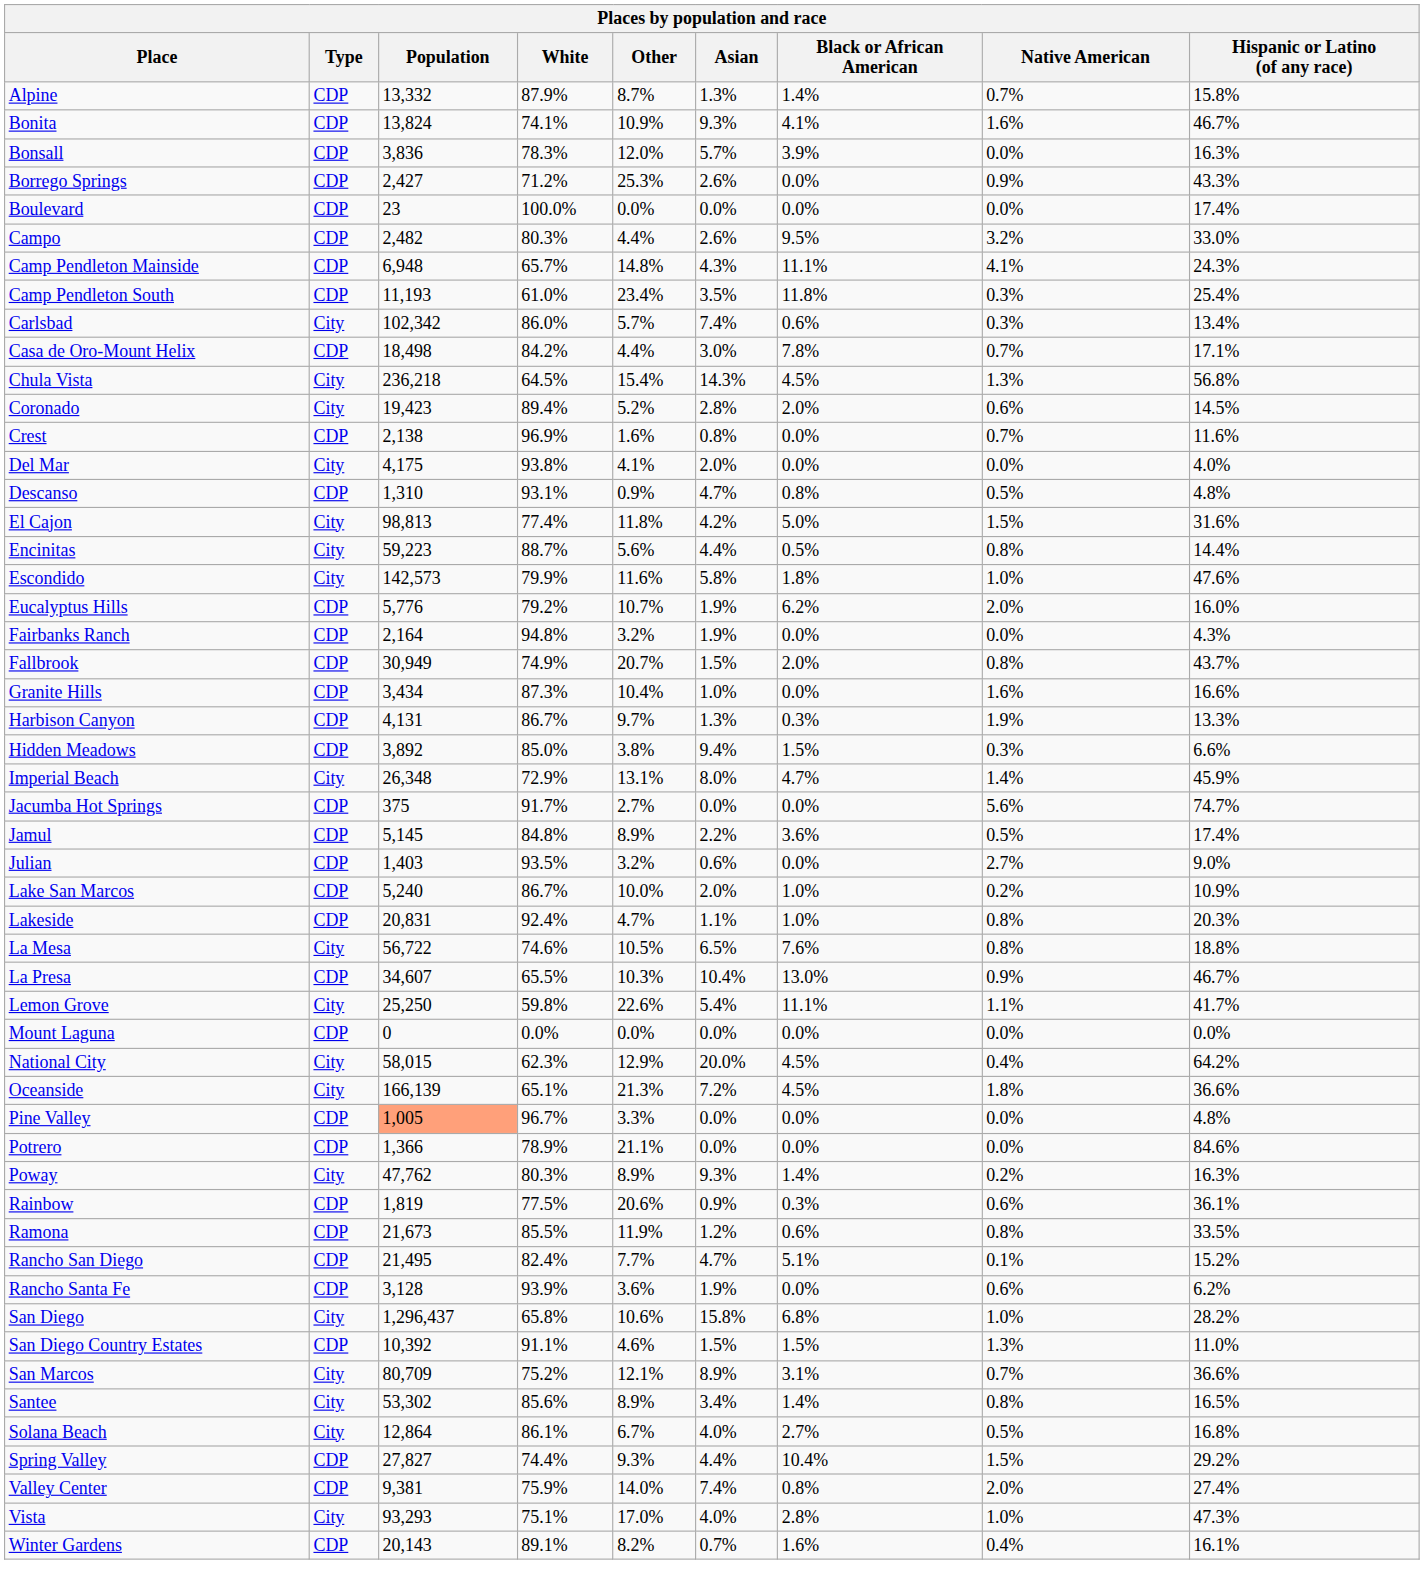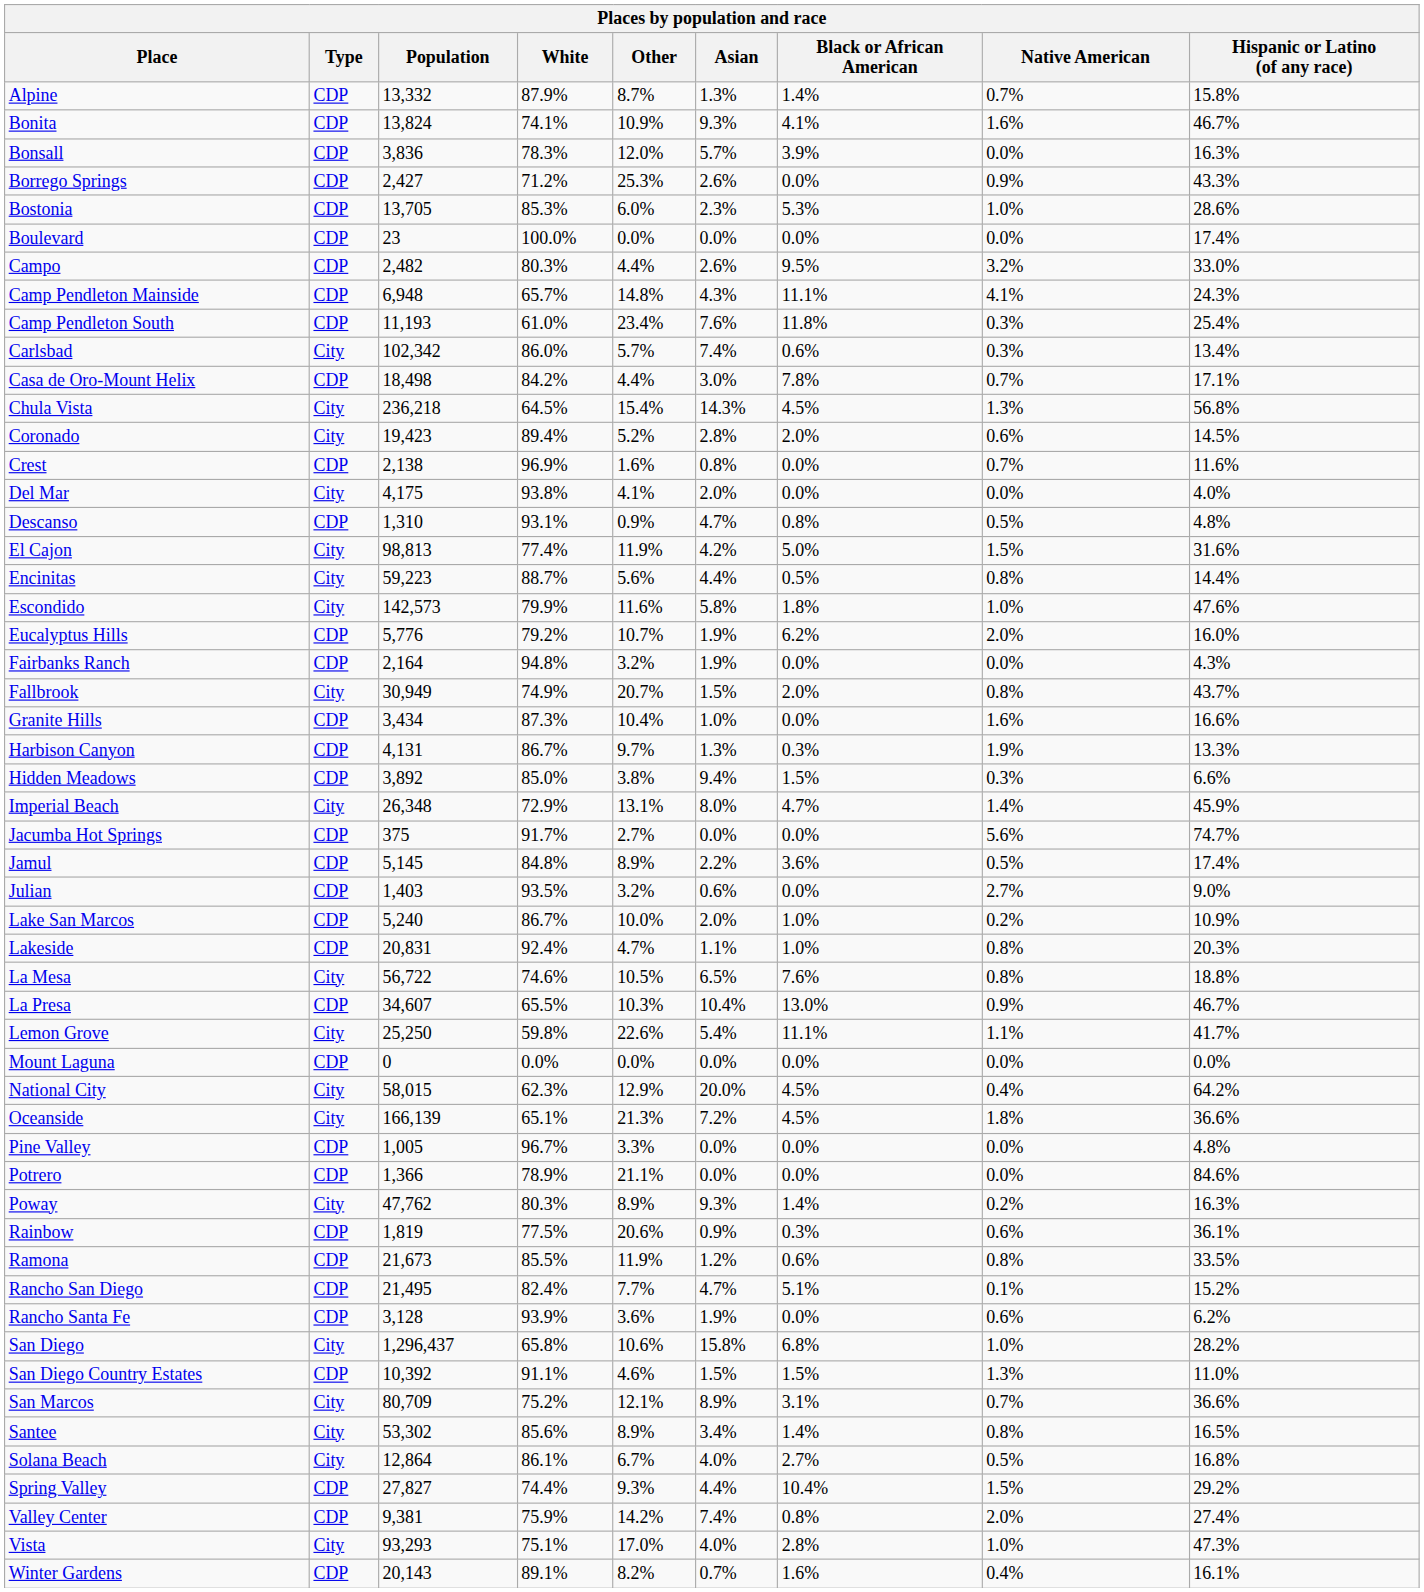+ row: (41, 209)
(718, 294) 3.5% -> (718, 323) 7.6%
(640, 522) 11.8% -> (640, 550) 11.9%
(331, 664) CDP -> (329, 692) City
(403, 1118) lightsalmon background -> (403, 1147) no background
(640, 1488) 14.0% -> (640, 1516) 14.2%
